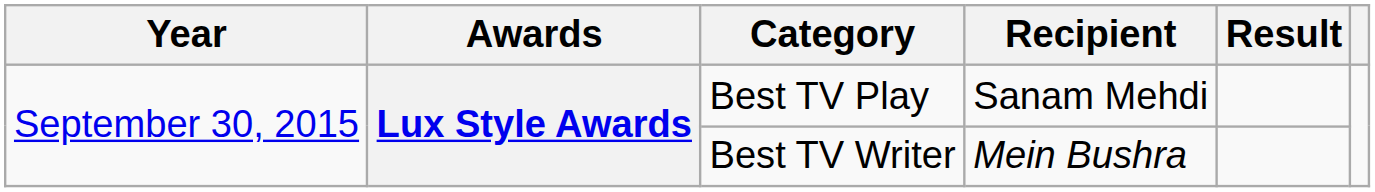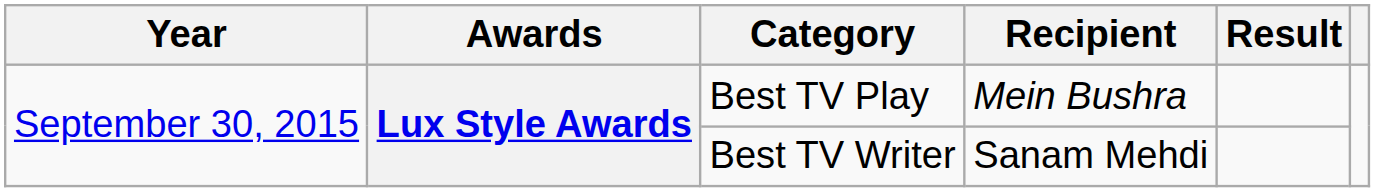(1091, 95) Sanam Mehdi -> (1080, 95) Mein Bushra
(1080, 155) Mein Bushra -> (1091, 155) Sanam Mehdi
